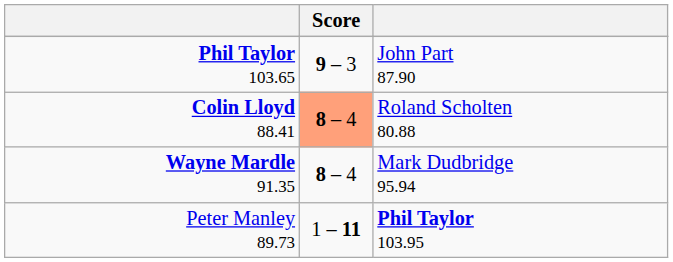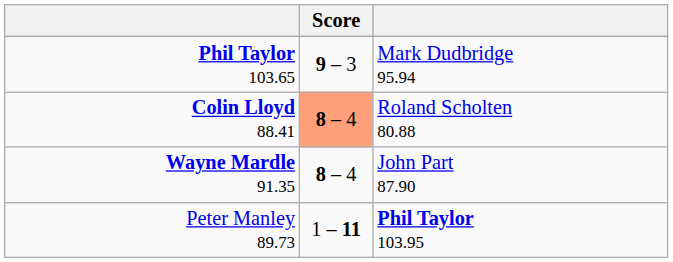(415, 64) John Part 87.90 -> (445, 64) Mark Dudbridge 95.94
(445, 174) Mark Dudbridge 95.94 -> (415, 174) John Part 87.90
